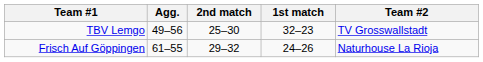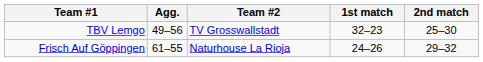columns swapped: (407, 13) <-> (224, 13)
